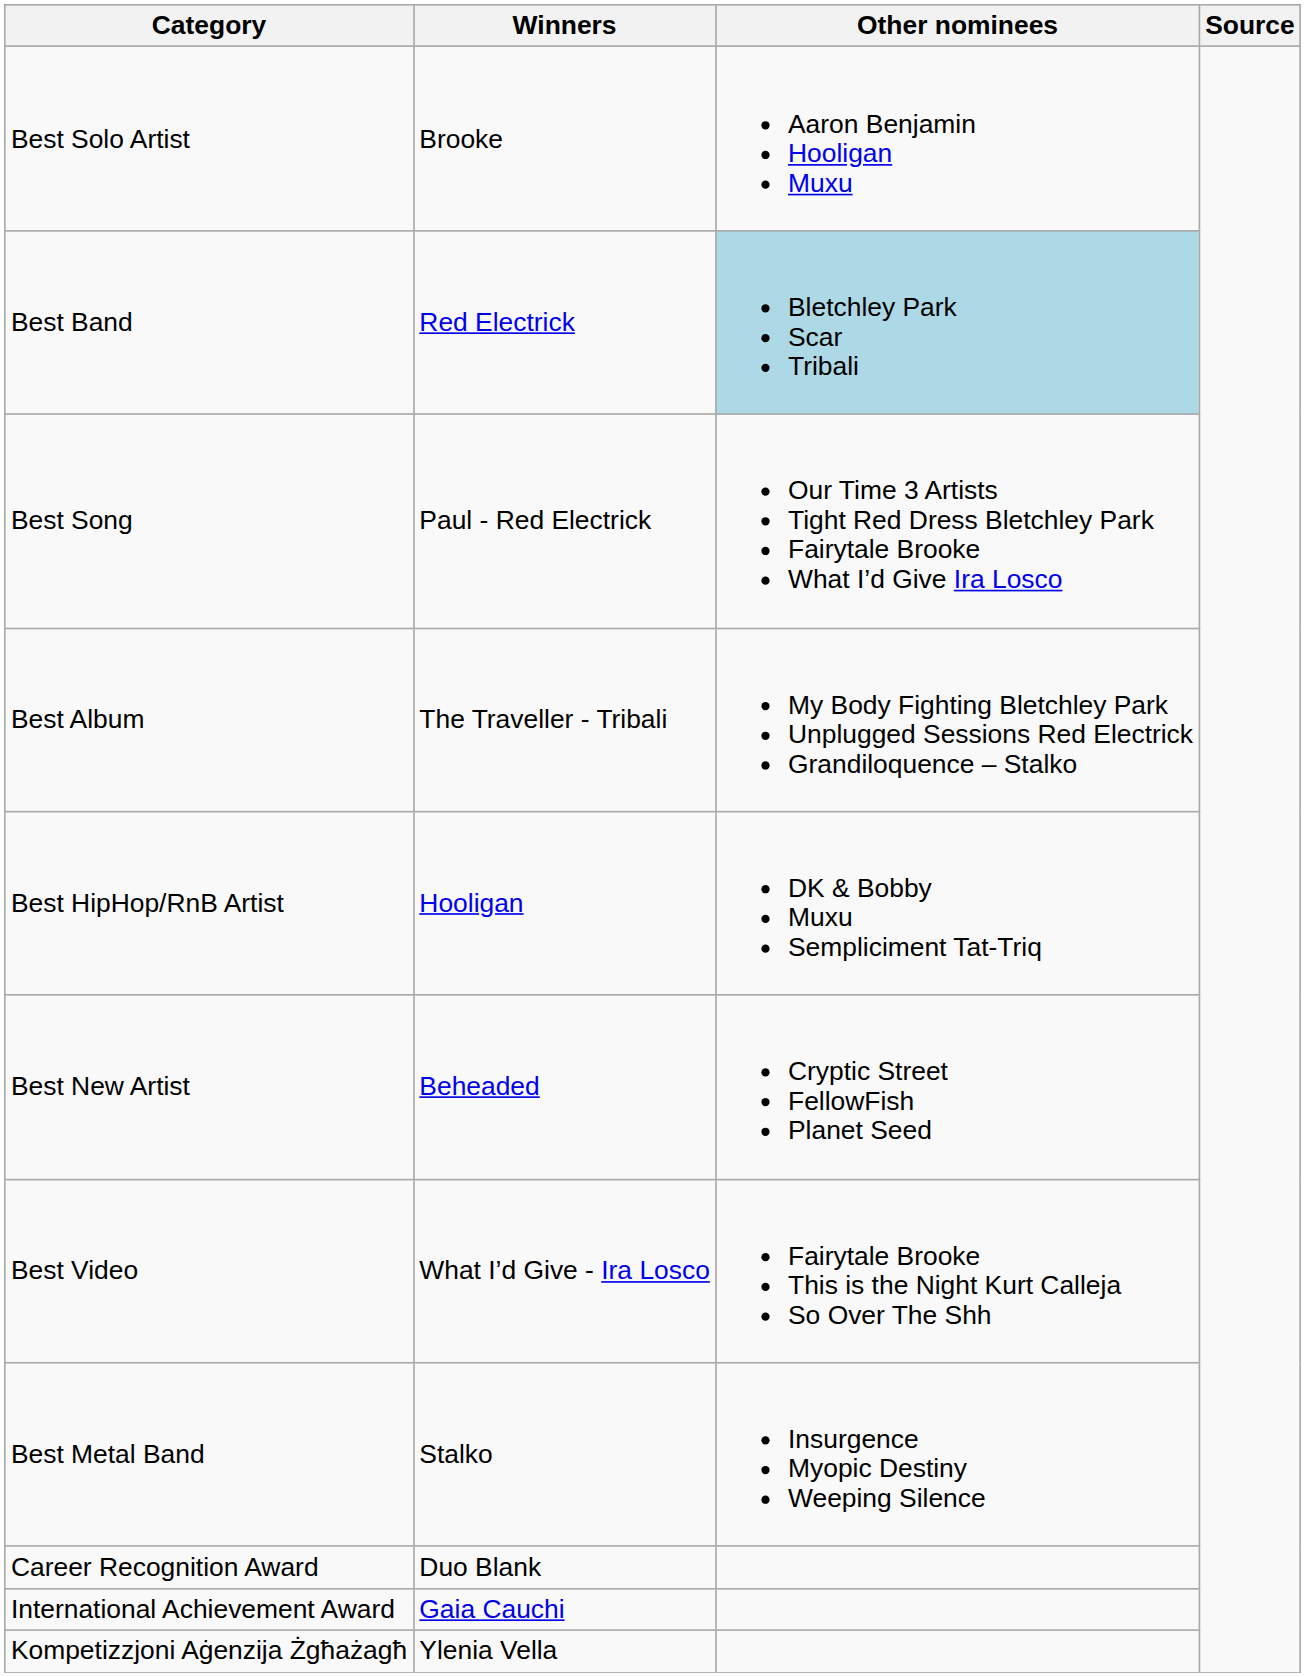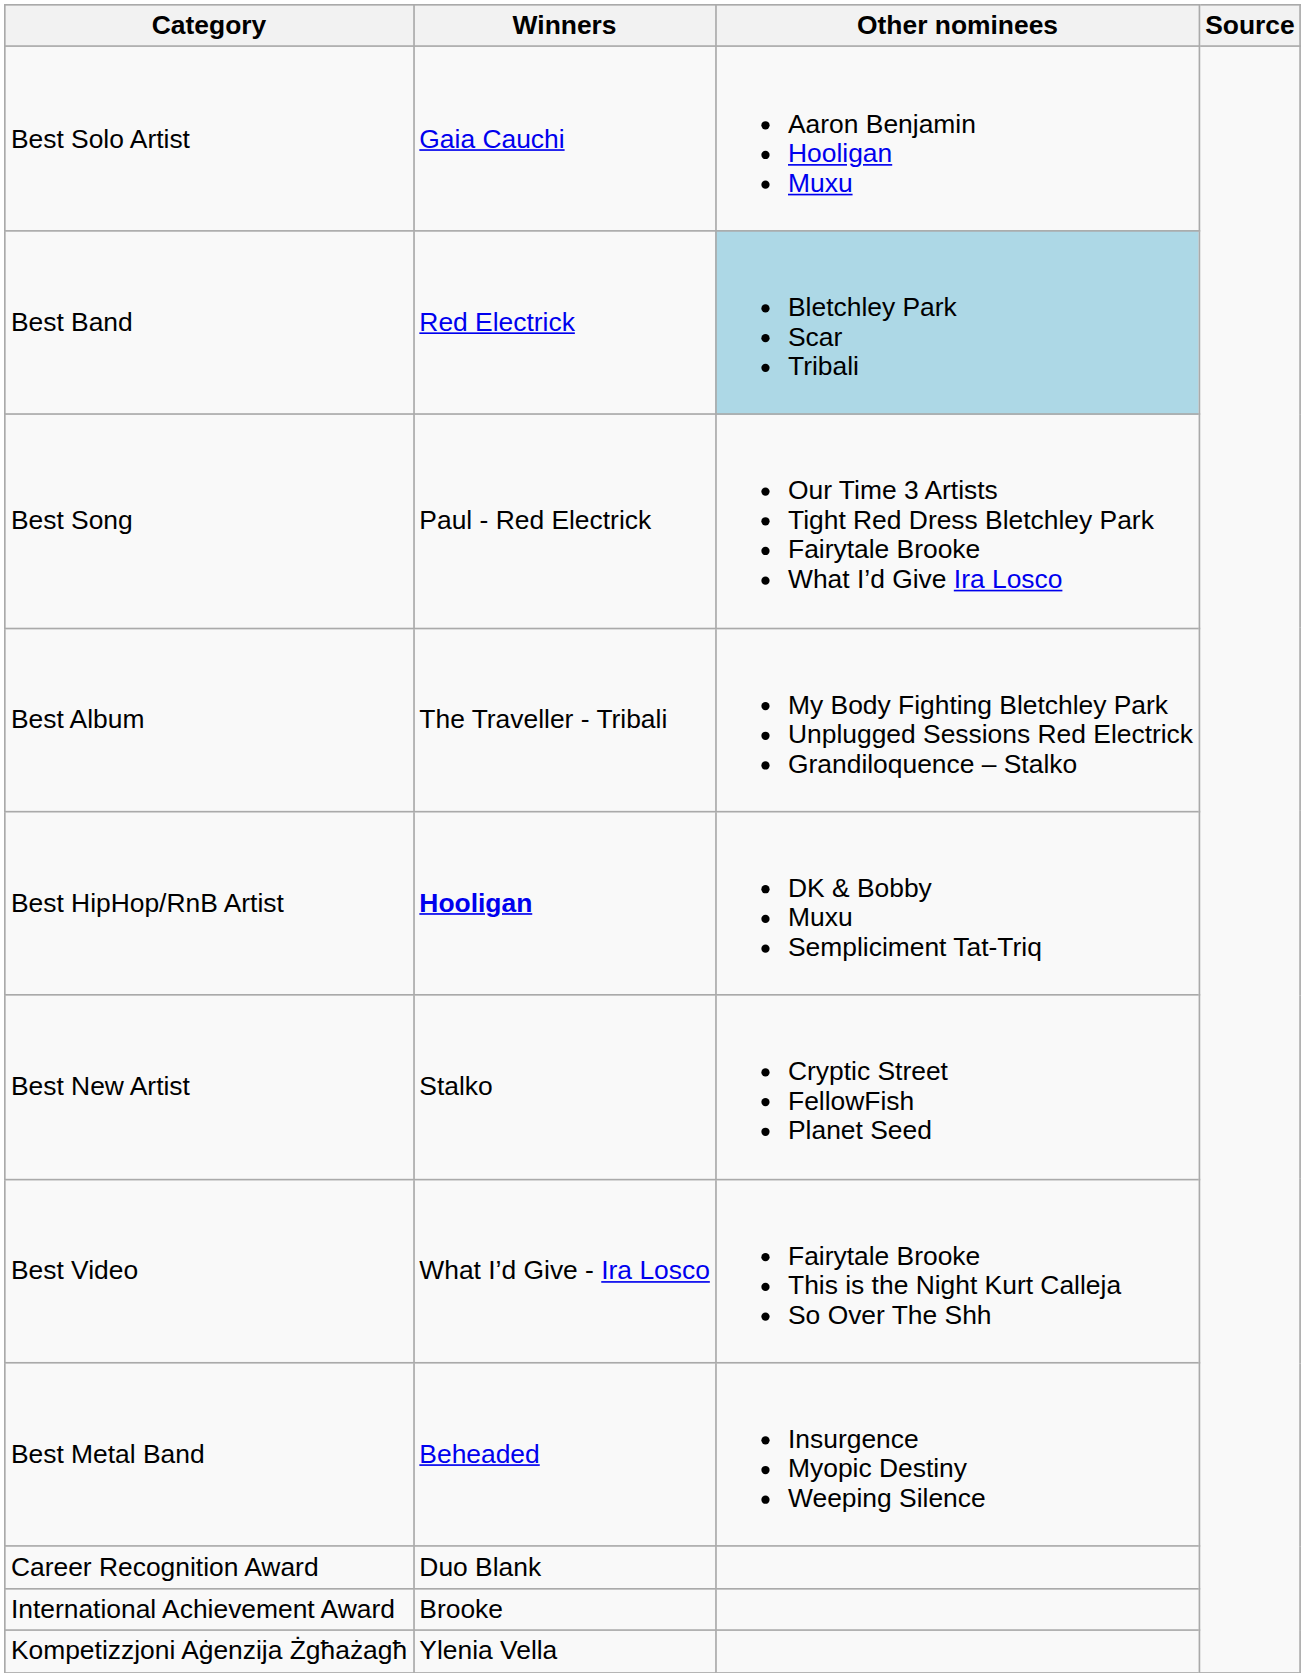(461, 138) Brooke -> (492, 138) Gaia Cauchi
(471, 903) normal -> (476, 903) bold
(480, 1086) Beheaded -> (456, 1086) Stalko
(456, 1454) Stalko -> (480, 1454) Beheaded
(492, 1609) Gaia Cauchi -> (461, 1609) Brooke
